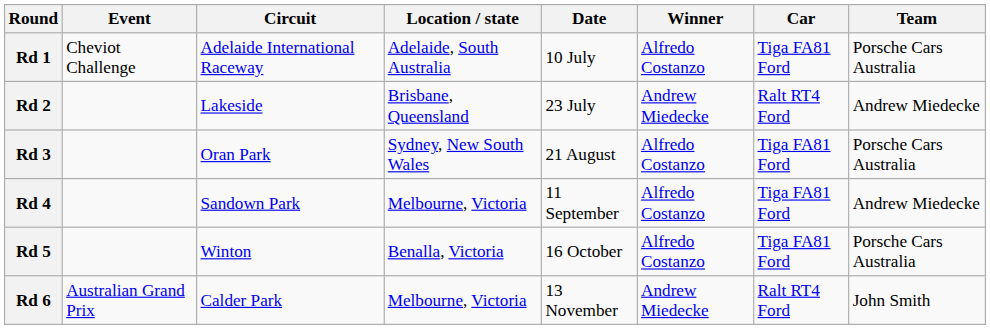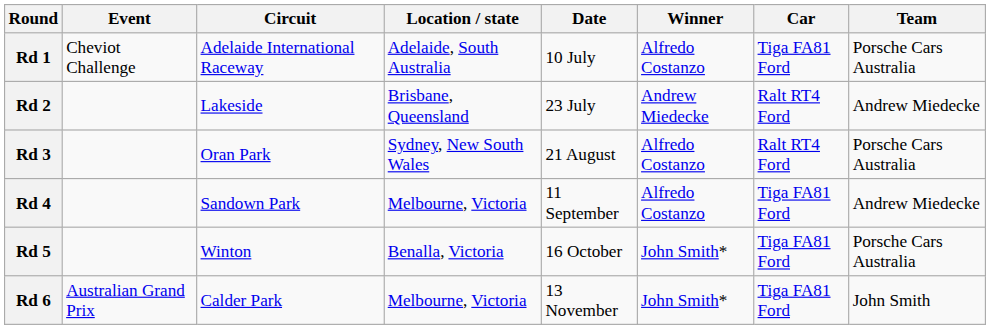(794, 154) Tiga FA81 Ford -> (789, 154) Ralt RT4 Ford
(673, 251) Alfredo Costanzo -> (684, 251) John Smith*
(675, 300) Andrew Miedecke -> (684, 300) John Smith*
(789, 300) Ralt RT4 Ford -> (794, 300) Tiga FA81 Ford
